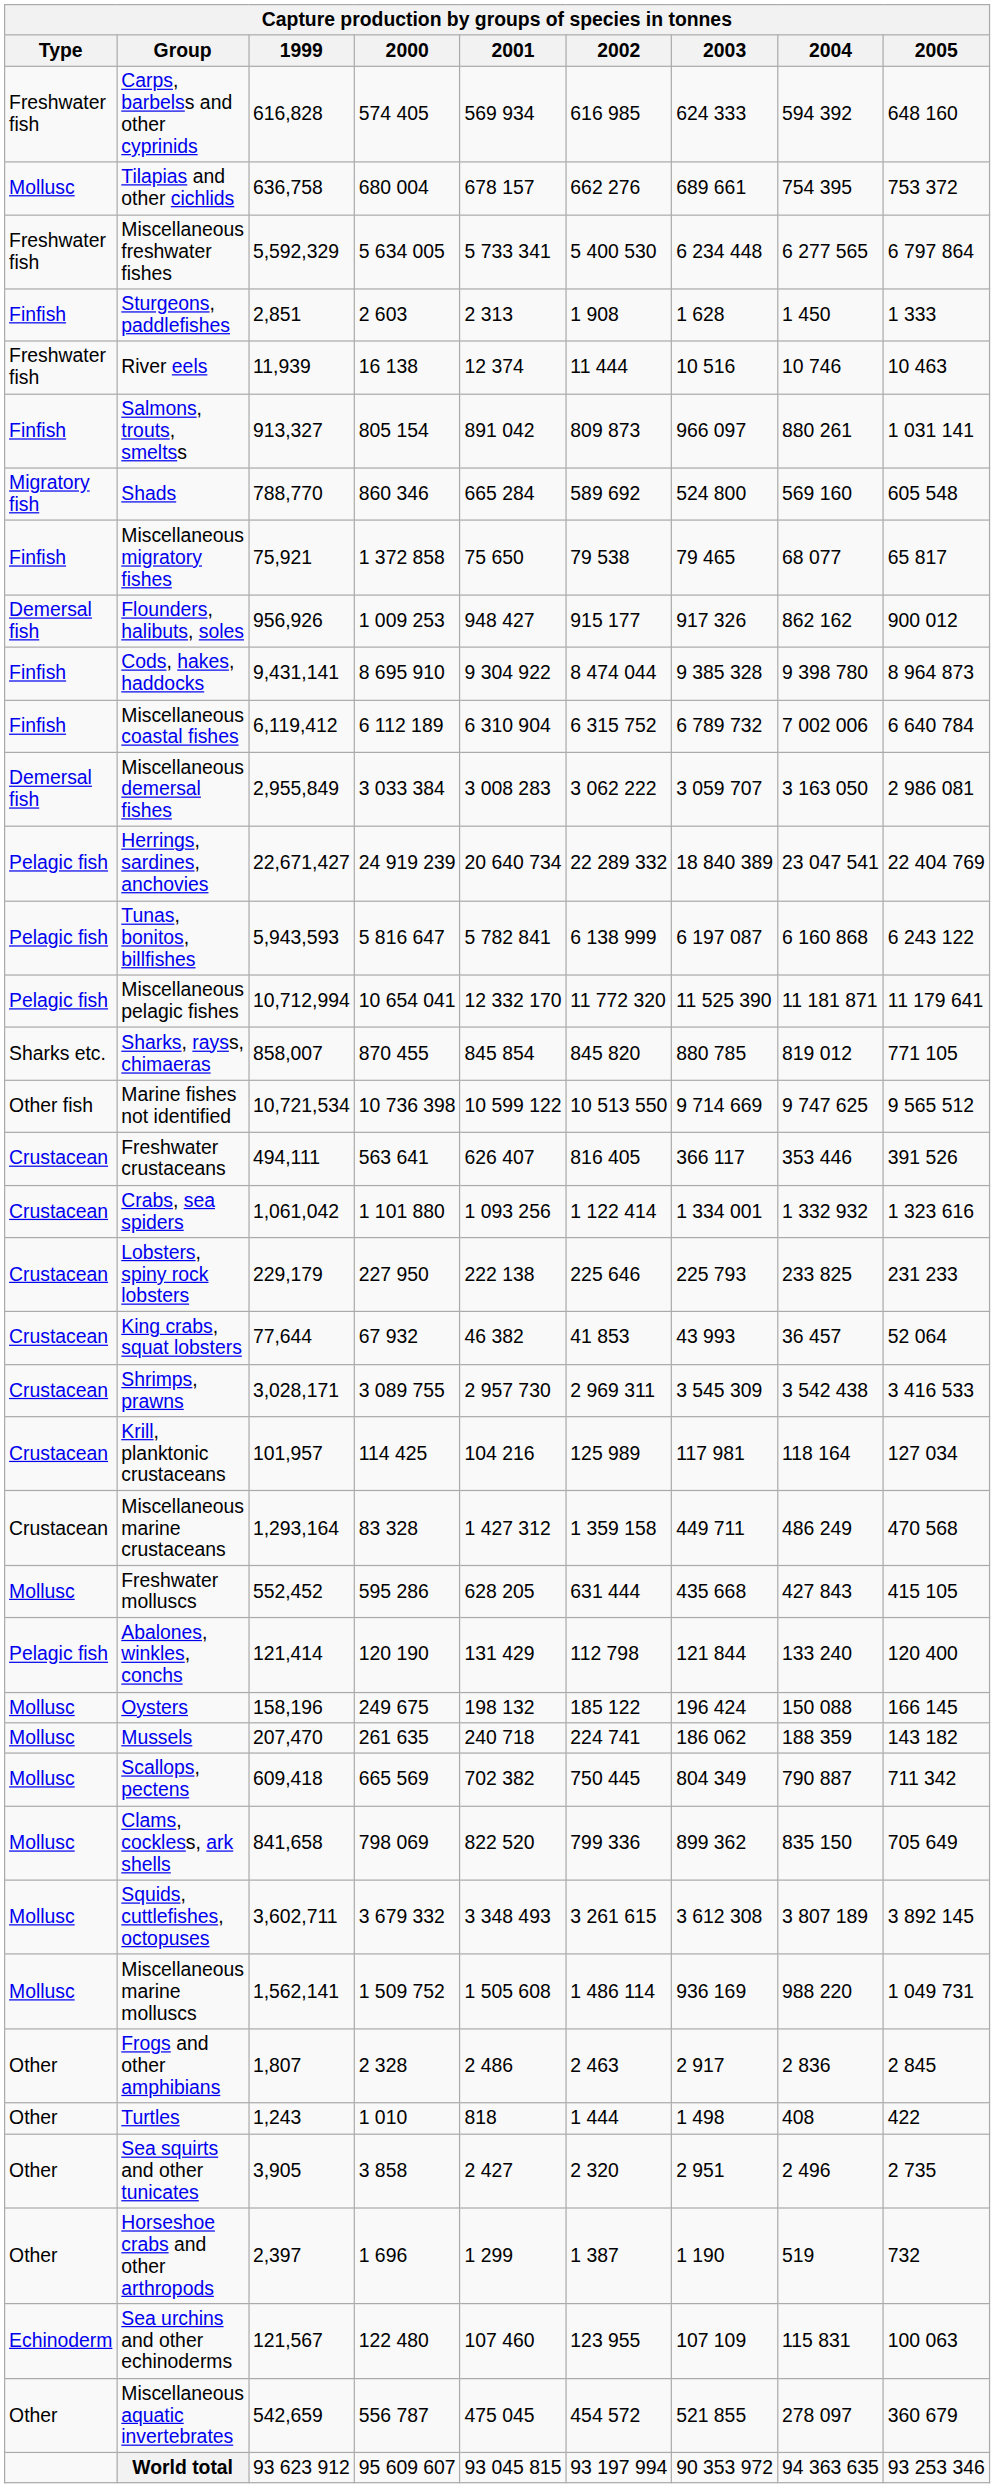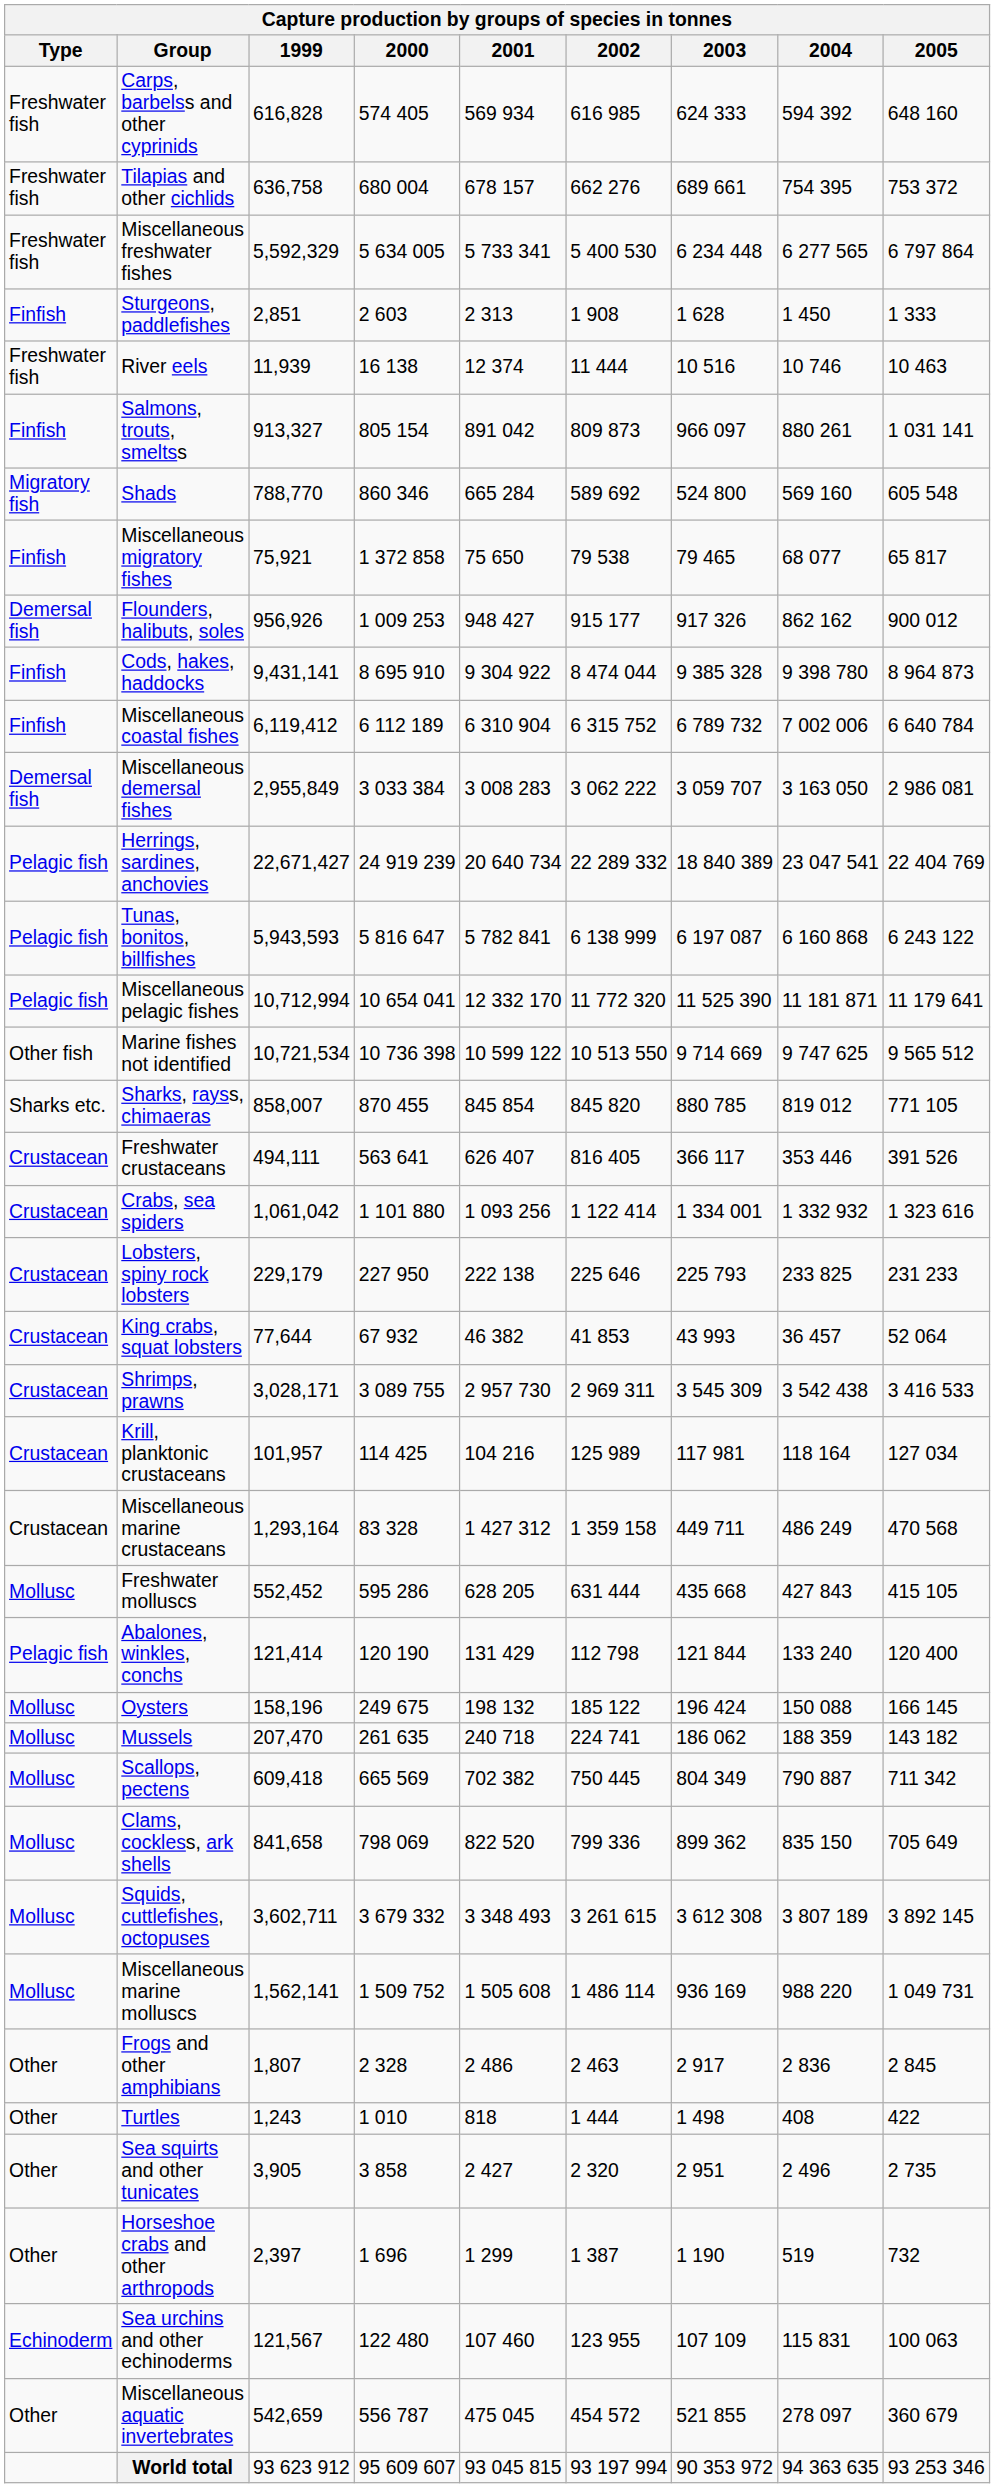(42, 188) Mollusc -> (57, 188) Freshwater fish
rows swapped: (183, 1053) <-> (179, 1106)
